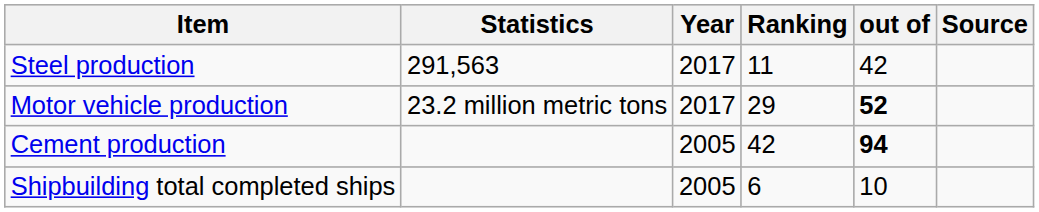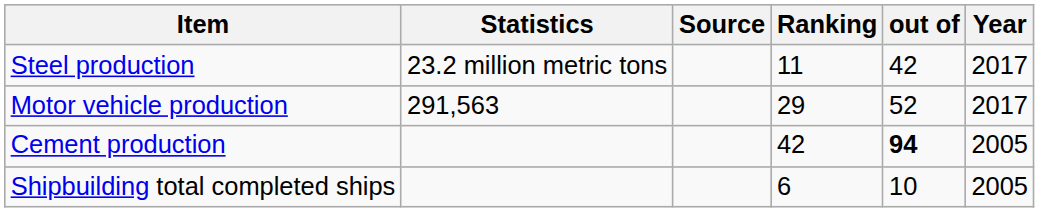columns swapped: (707, 24) <-> (985, 24)
(453, 65) 291,563 -> (537, 65) 23.2 million metric tons
(537, 105) 23.2 million metric tons -> (453, 105) 291,563
(874, 105) bold -> (903, 105) normal
